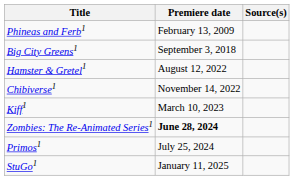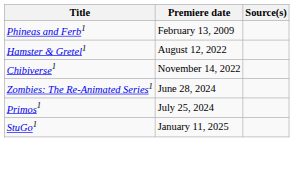- row: (42, 49)
- row: (17, 107)
(188, 127) bold -> (187, 88) normal
